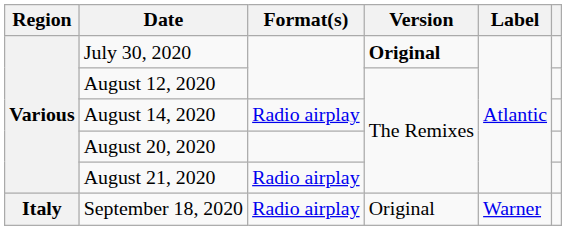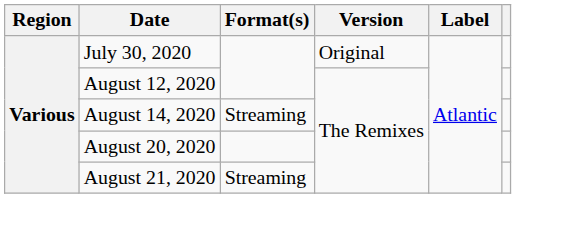(405, 51) bold -> (352, 51) normal
(306, 114) Radio airplay -> (265, 114) Streaming
(306, 177) Radio airplay -> (265, 177) Streaming
- row: (163, 209)
